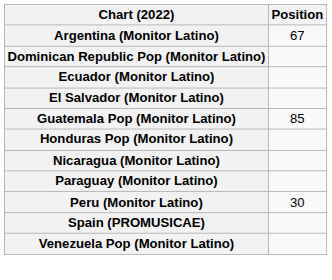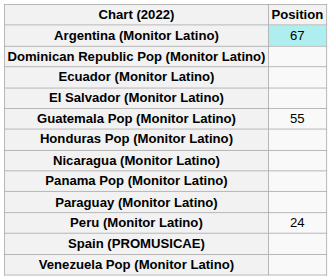(297, 35) no background -> (297, 35) paleturquoise background
(297, 118) 85 -> (297, 118) 55
+ row: (136, 181)
(297, 202) 30 -> (297, 222) 24
